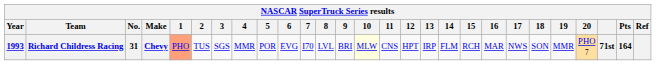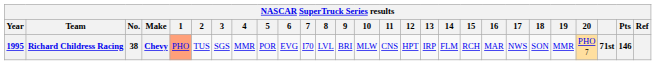(15, 47) 1993 -> (15, 47) 1995
(134, 47) 31 -> (134, 47) 38
(367, 47) lightyellow background -> (367, 47) no background
(625, 47) 164 -> (625, 47) 146
